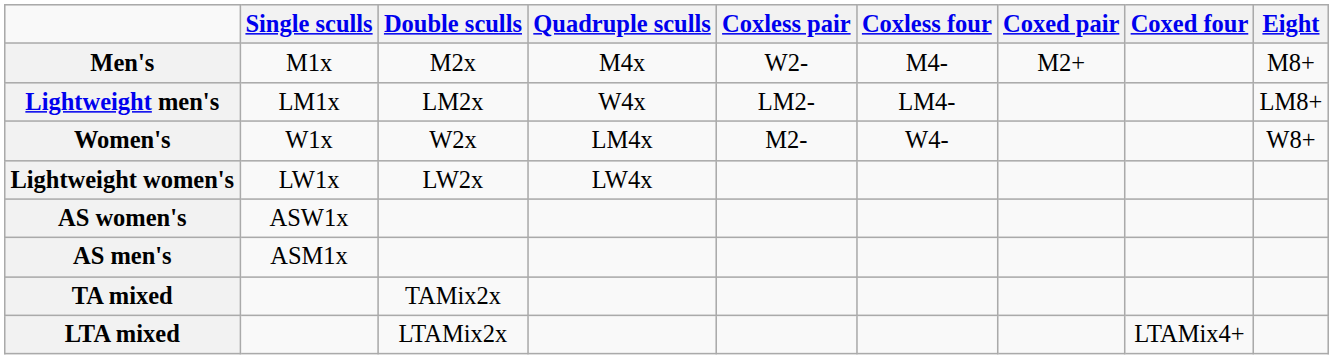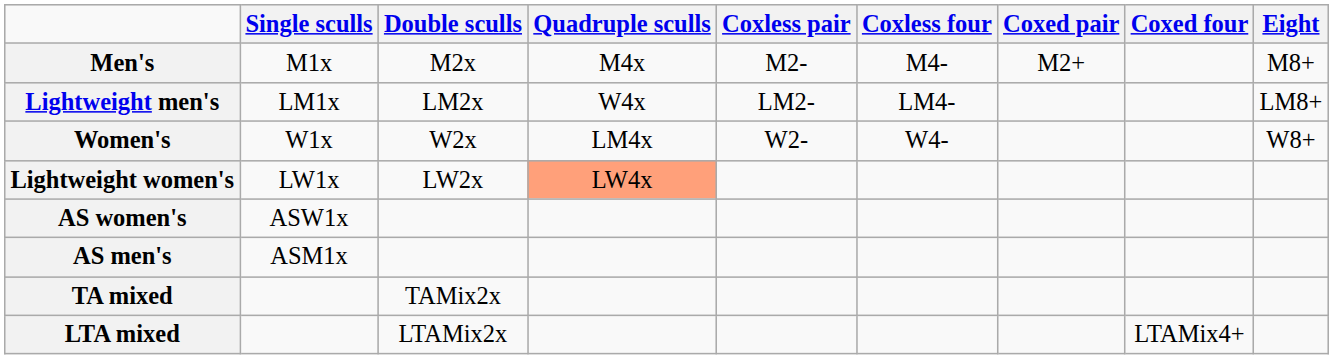(786, 62) W2- -> (786, 62) M2-
(786, 140) M2- -> (786, 140) W2-
(622, 179) no background -> (622, 179) lightsalmon background
